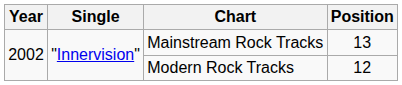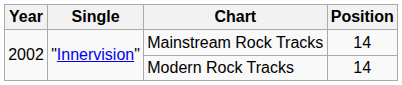(362, 42) 13 -> (362, 42) 14
(362, 67) 12 -> (362, 67) 14
